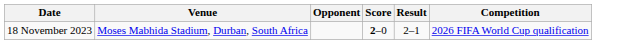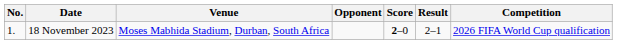+ column: (15, 13)
